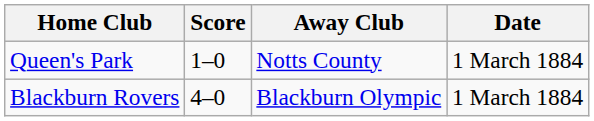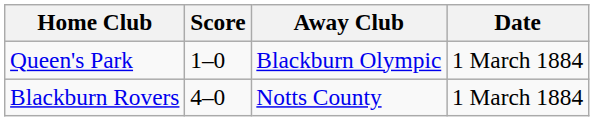(319, 60) Notts County -> (349, 60) Blackburn Olympic
(349, 97) Blackburn Olympic -> (319, 97) Notts County
